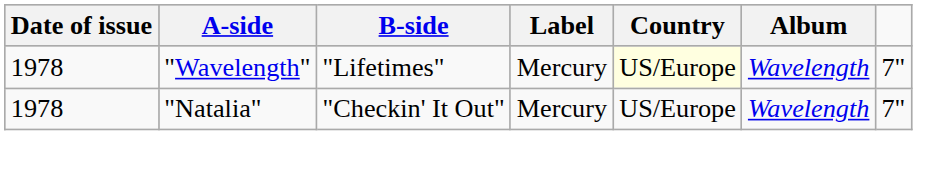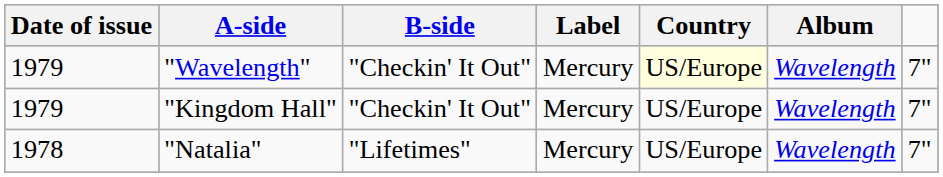(37, 66) 1978 -> (37, 66) 1979
(384, 66) "Lifetimes" -> (440, 66) "Checkin' It Out"
+ row: (251, 108)
(414, 108) "Checkin' It Out" -> (410, 150) "Lifetimes"
